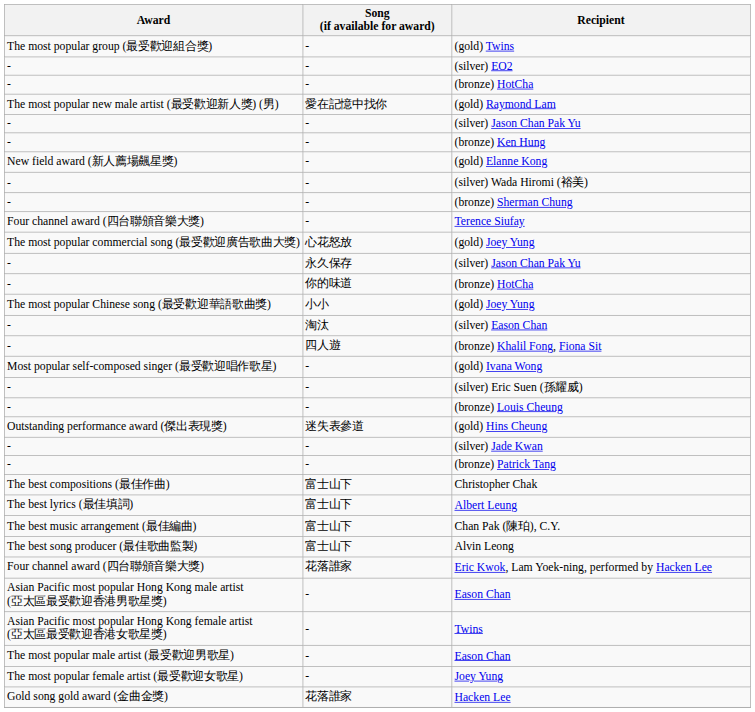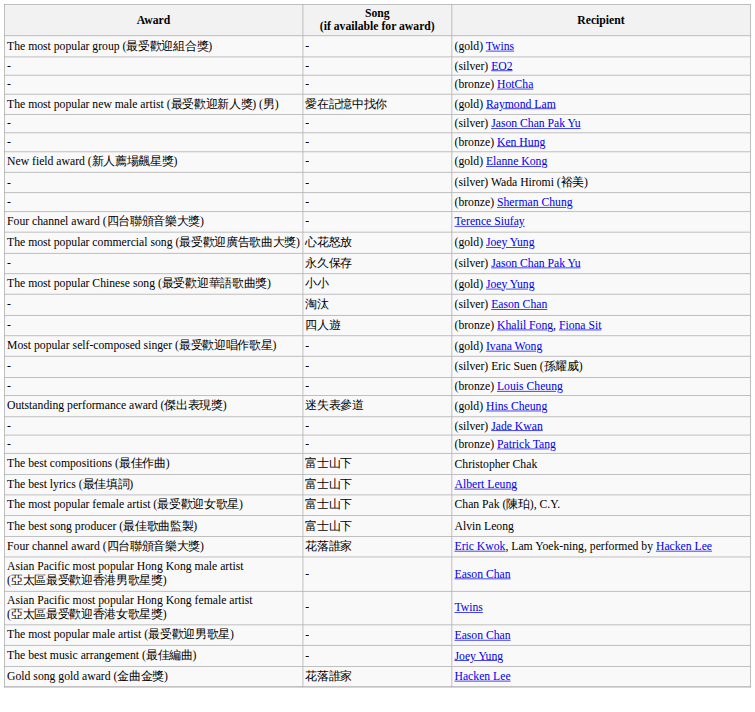- row: (329, 283)
(102, 525) The best music arrangement (最佳編曲) -> (125, 505) The most popular female artist (最受歡迎女歌星)
(125, 676) The most popular female artist (最受歡迎女歌星) -> (102, 655) The best music arrangement (最佳編曲)
